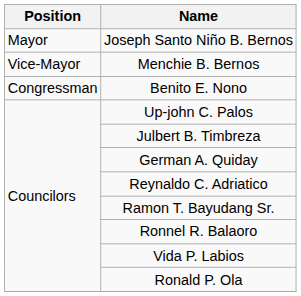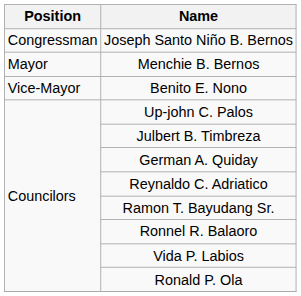(28, 40) Mayor -> (53, 40) Congressman
(44, 64) Vice-Mayor -> (28, 64) Mayor
(53, 88) Congressman -> (44, 88) Vice-Mayor
